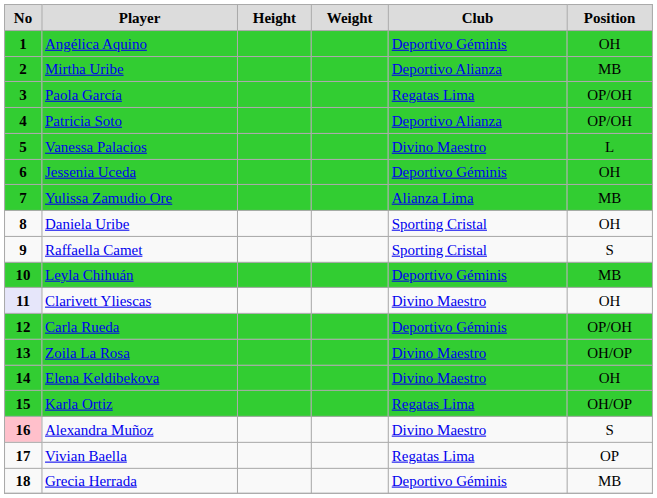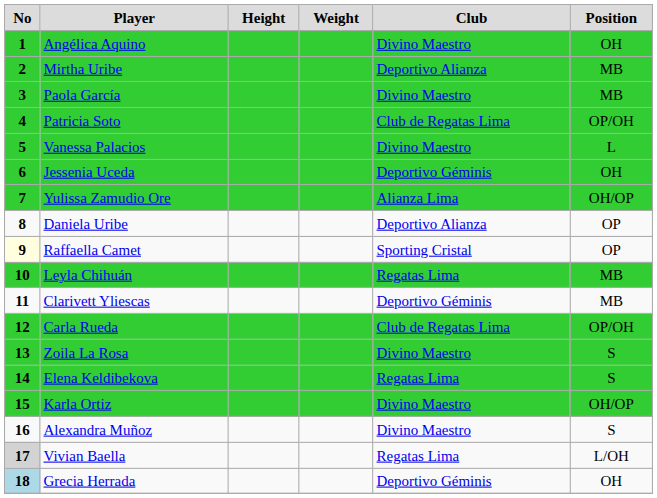(449, 43) Deportivo Géminis -> (424, 43) Divino Maestro
(433, 95) Regatas Lima -> (424, 95) Divino Maestro
(610, 95) OP/OH -> (611, 95) MB
(447, 120) Deportivo Alianza -> (443, 120) Club de Regatas Lima
(610, 198) MB -> (611, 198) OH/OP
(439, 223) Sporting Cristal -> (432, 223) Deportivo Alianza
(610, 223) OH -> (611, 223) OP
(23, 249) no background -> (22, 249) lightyellow background
(610, 249) S -> (611, 249) OP
(449, 275) Deportivo Géminis -> (418, 275) Regatas Lima
(23, 301) lavender background -> (22, 301) no background
(439, 301) Divino Maestro -> (434, 301) Deportivo Géminis
(610, 301) OH -> (611, 301) MB
(449, 326) Deportivo Géminis -> (443, 326) Club de Regatas Lima
(610, 352) OH/OP -> (611, 352) S
(439, 378) Divino Maestro -> (418, 378) Regatas Lima
(610, 378) OH -> (611, 378) S
(433, 403) Regatas Lima -> (424, 403) Divino Maestro
(23, 429) pink background -> (22, 429) no background
(23, 455) no background -> (22, 455) lightgrey background
(610, 455) OP -> (611, 455) L/OH
(23, 481) no background -> (22, 481) lightblue background
(610, 481) MB -> (611, 481) OH
